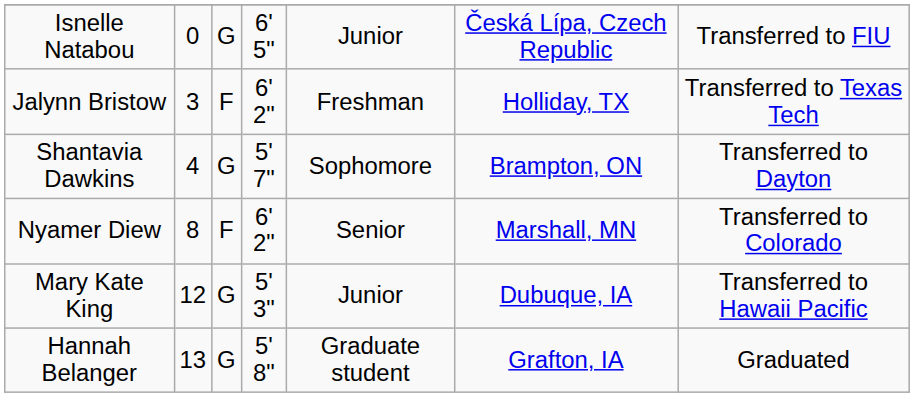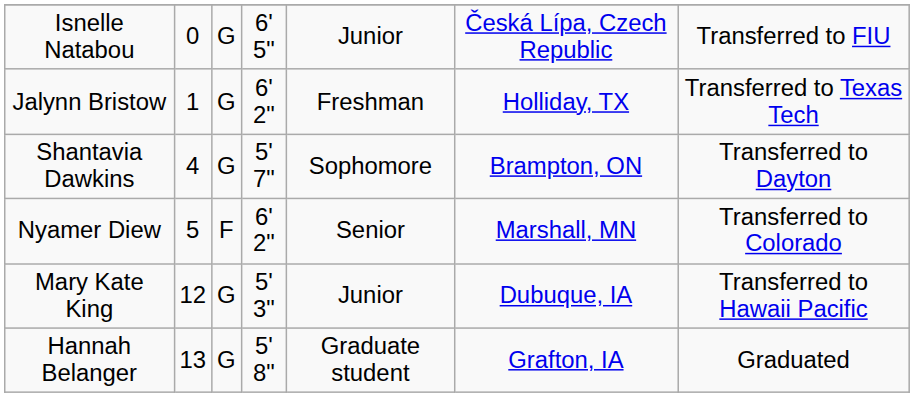(193, 101) 3 -> (193, 101) 1
(226, 101) F -> (226, 101) G
(193, 230) 8 -> (193, 230) 5
